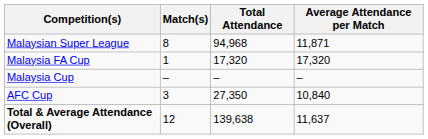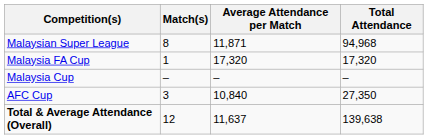columns swapped: (252, 19) <-> (359, 19)
